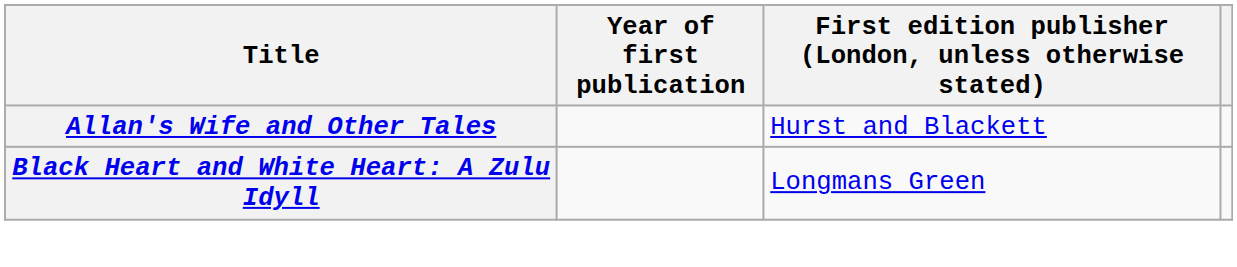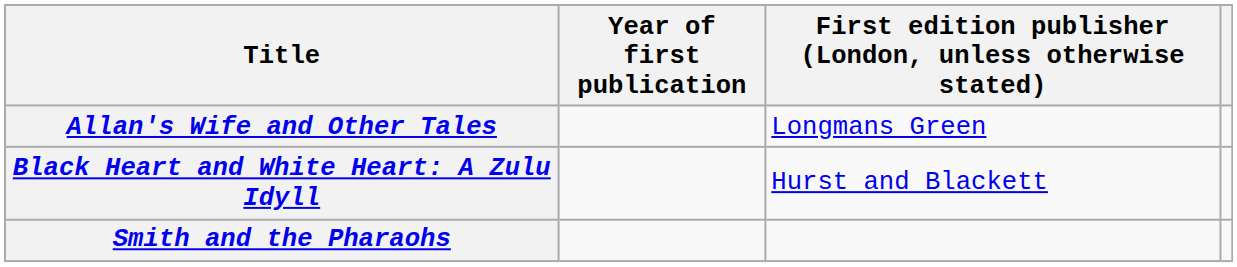(909, 127) Hurst and Blackett -> (879, 127) Longmans Green
(878, 183) Longmans Green -> (910, 183) Hurst and Blackett
+ row: (282, 240)
